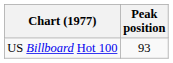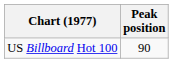(144, 48) 93 -> (144, 48) 90
